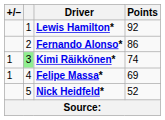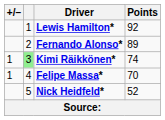(133, 44) 86 -> (133, 44) 89
(133, 75) 69 -> (133, 75) 70
